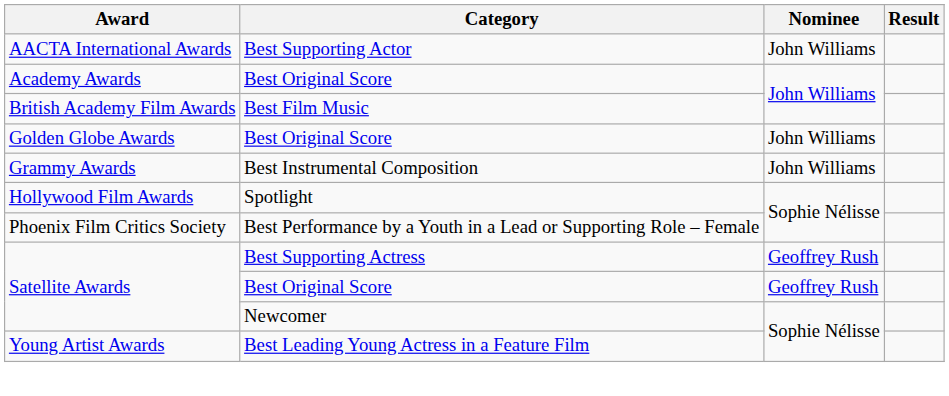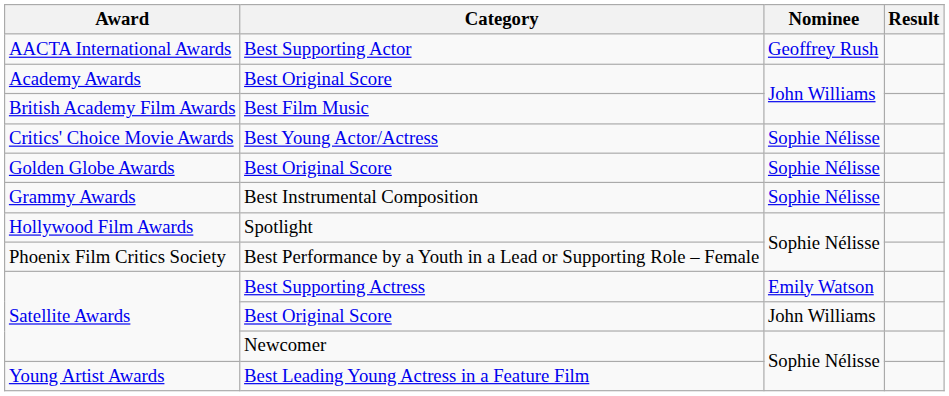(822, 49) John Williams -> (823, 49) Geoffrey Rush
+ row: (121, 138)
(822, 138) John Williams -> (824, 167) Sophie Nélisse
(822, 167) John Williams -> (824, 197) Sophie Nélisse
(823, 256) Geoffrey Rush -> (821, 286) Emily Watson
(823, 286) Geoffrey Rush -> (822, 316) John Williams
